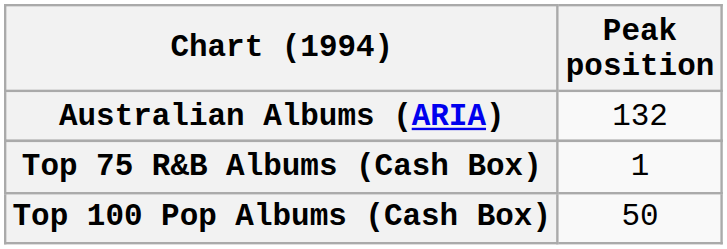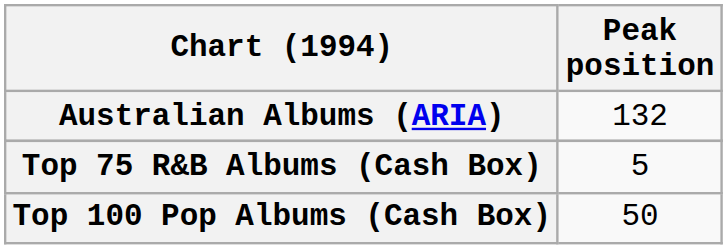(640, 167) 1 -> (640, 167) 5
